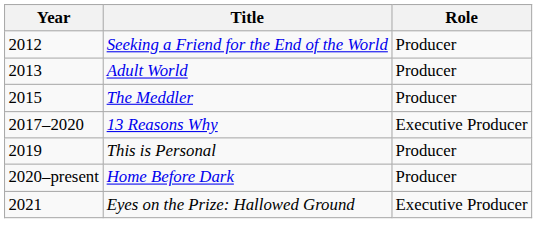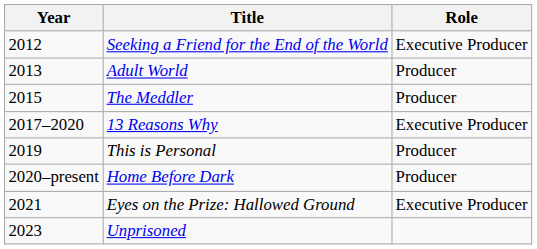(426, 44) Producer -> (462, 44) Executive Producer
+ row: (146, 230)
